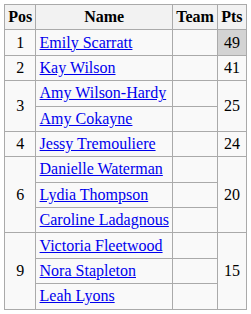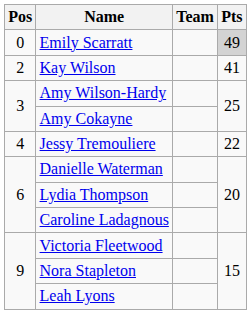(20, 42) 1 -> (20, 42) 0
(232, 144) 24 -> (232, 144) 22
